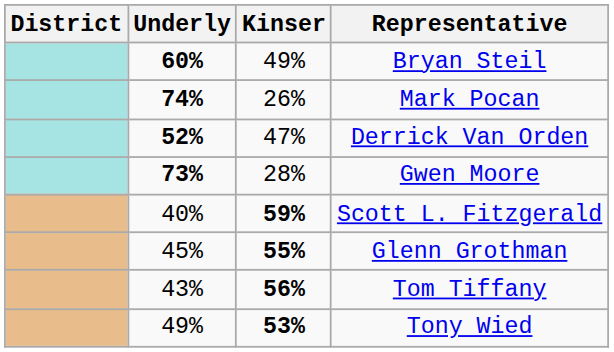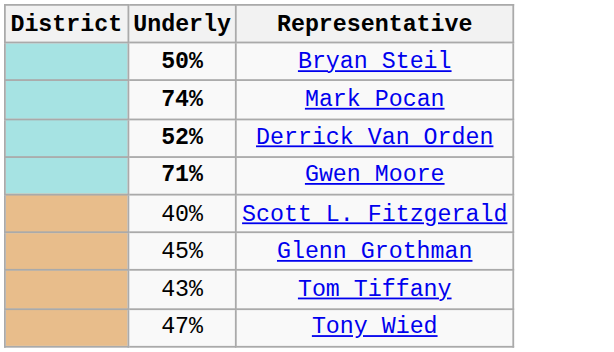- column: (284, 24)
(182, 62) 60% -> (182, 62) 50%
(182, 176) 73% -> (182, 176) 71%
(182, 327) 49% -> (182, 327) 47%
